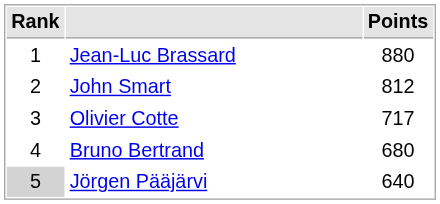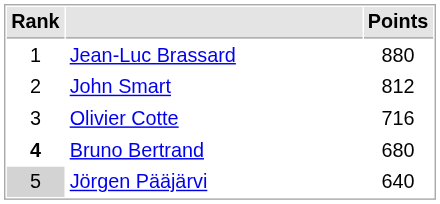(398, 118) 717 -> (398, 118) 716
(35, 150) normal -> (35, 150) bold
